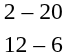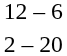rows swapped: (33, 11) <-> (33, 44)
